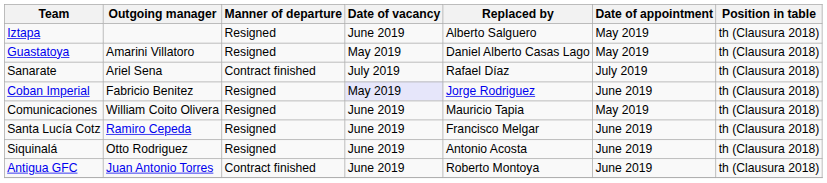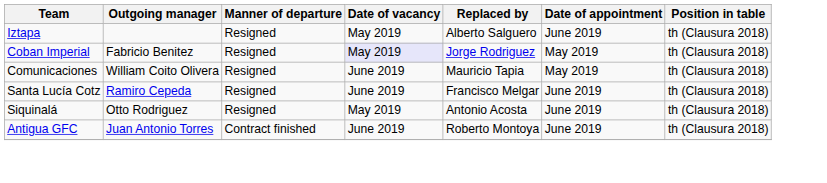(376, 33) June 2019 -> (374, 33) May 2019
(622, 33) May 2019 -> (573, 33) June 2019
- row: (38, 52)
- row: (32, 71)
(624, 91) June 2019 -> (571, 52) May 2019
(376, 149) June 2019 -> (374, 110) May 2019
